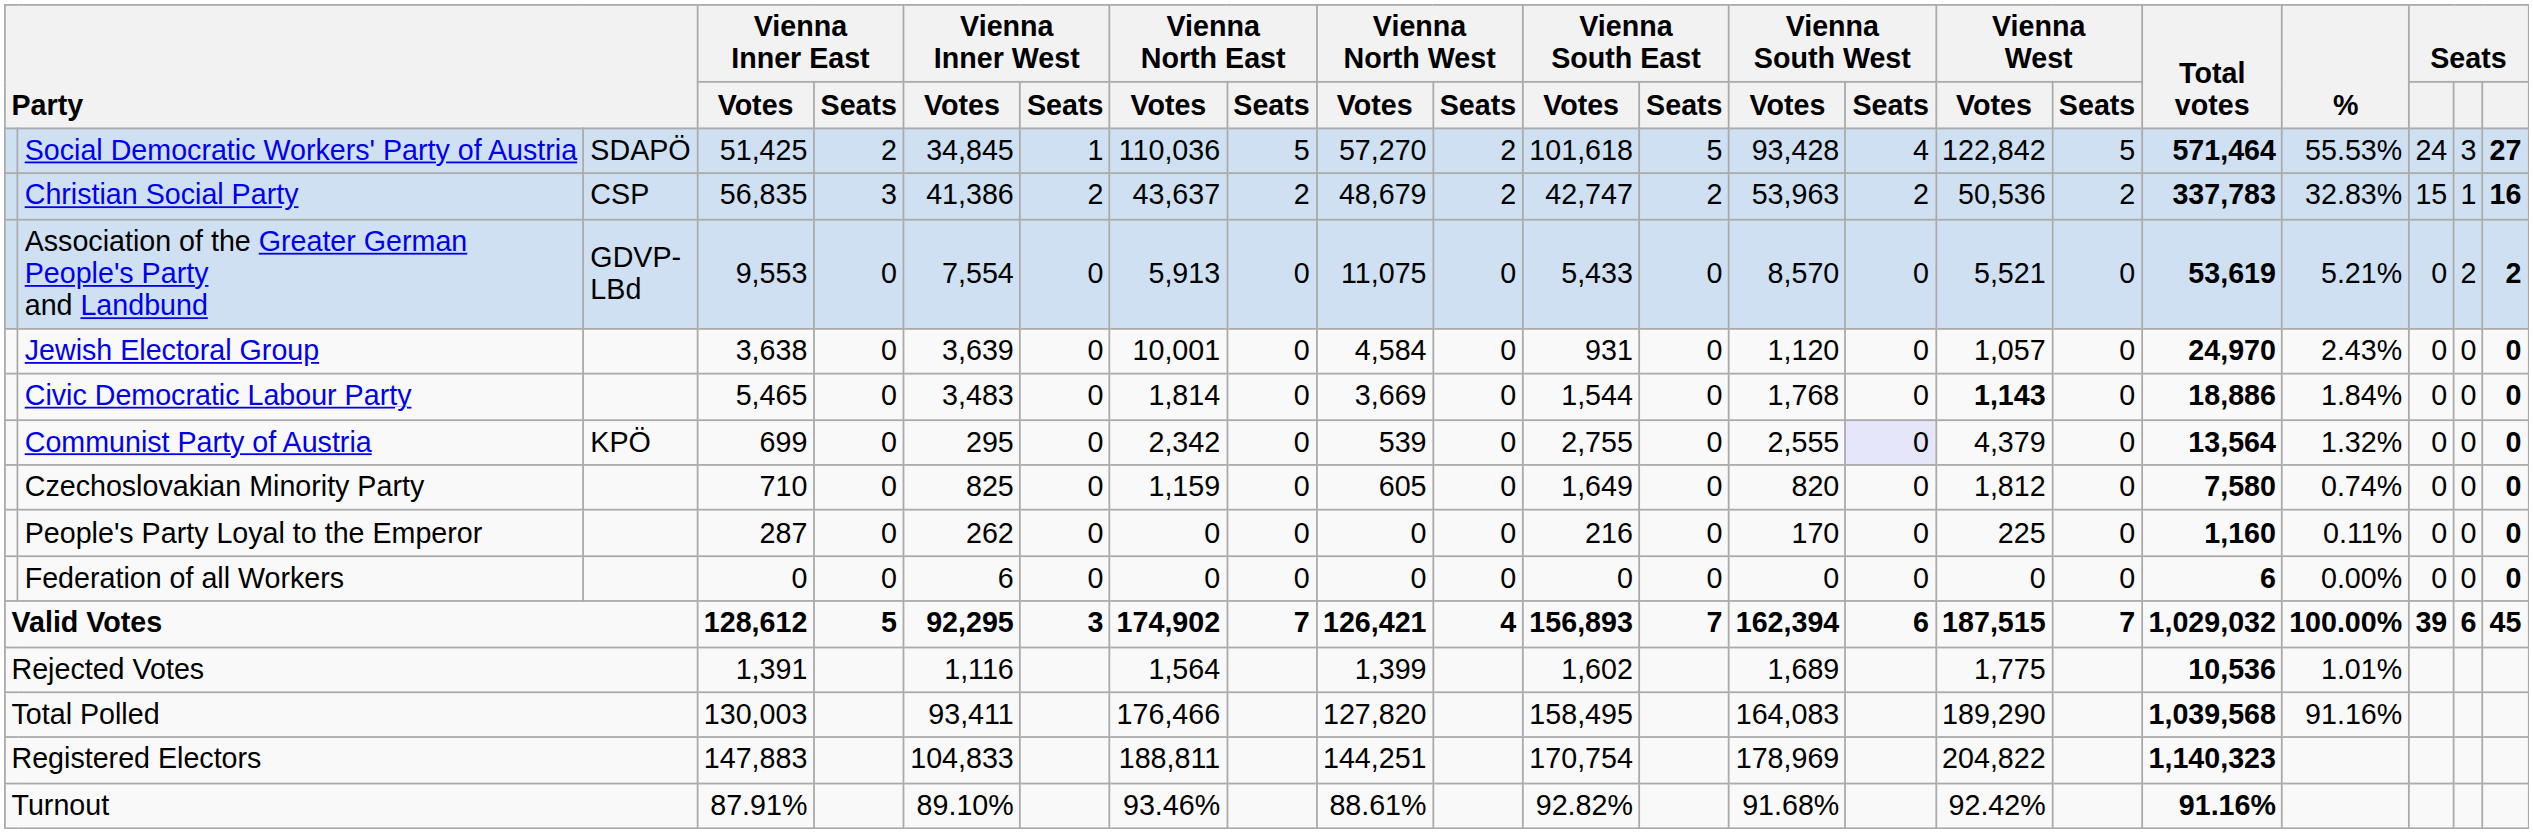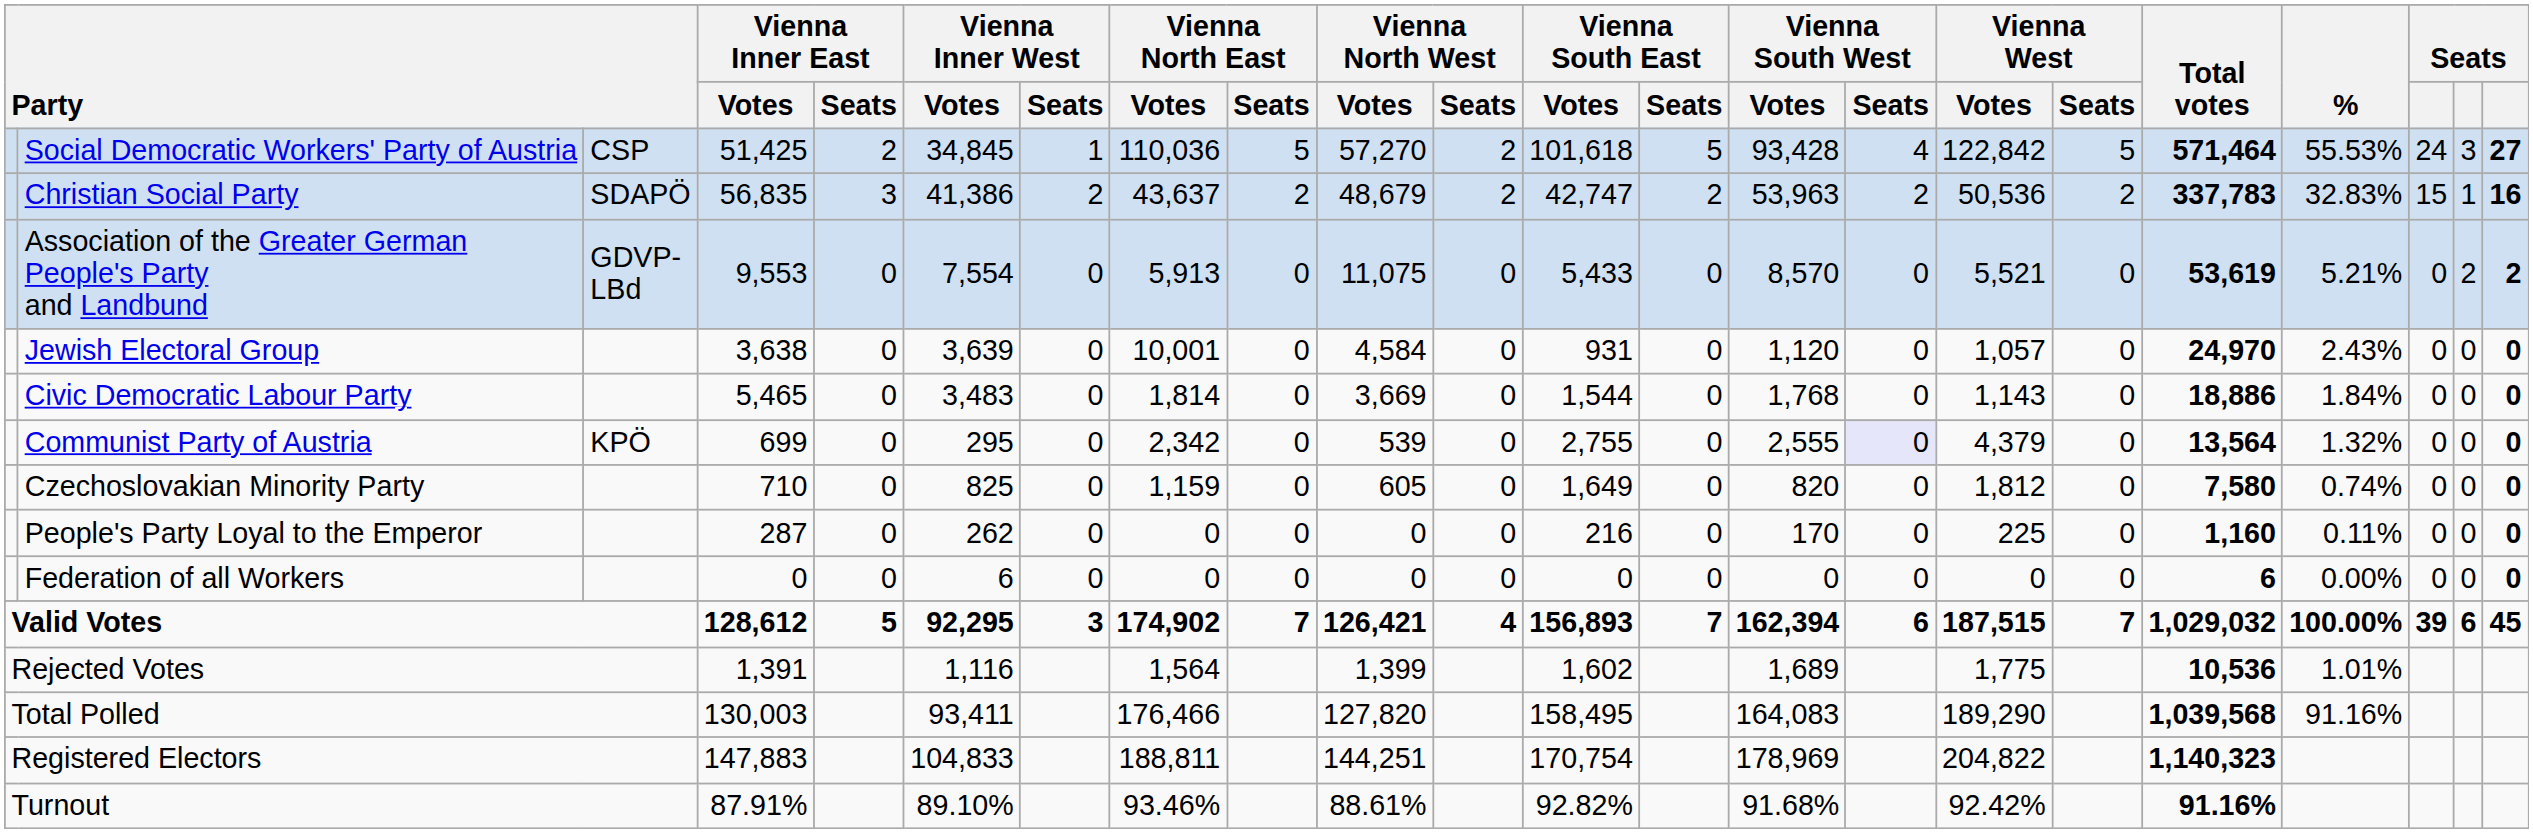(640, 150) SDAPÖ -> (620, 150) CSP
(620, 195) CSP -> (640, 195) SDAPÖ
(2010, 396) bold -> (2010, 396) normal
